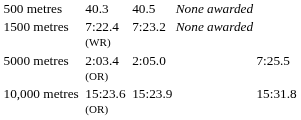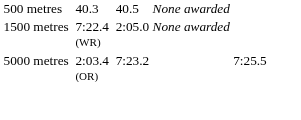(149, 27) 7:23.2 -> (132, 27) 2:05.0
(149, 60) 2:05.0 -> (132, 60) 7:23.2
- row: (41, 93)
